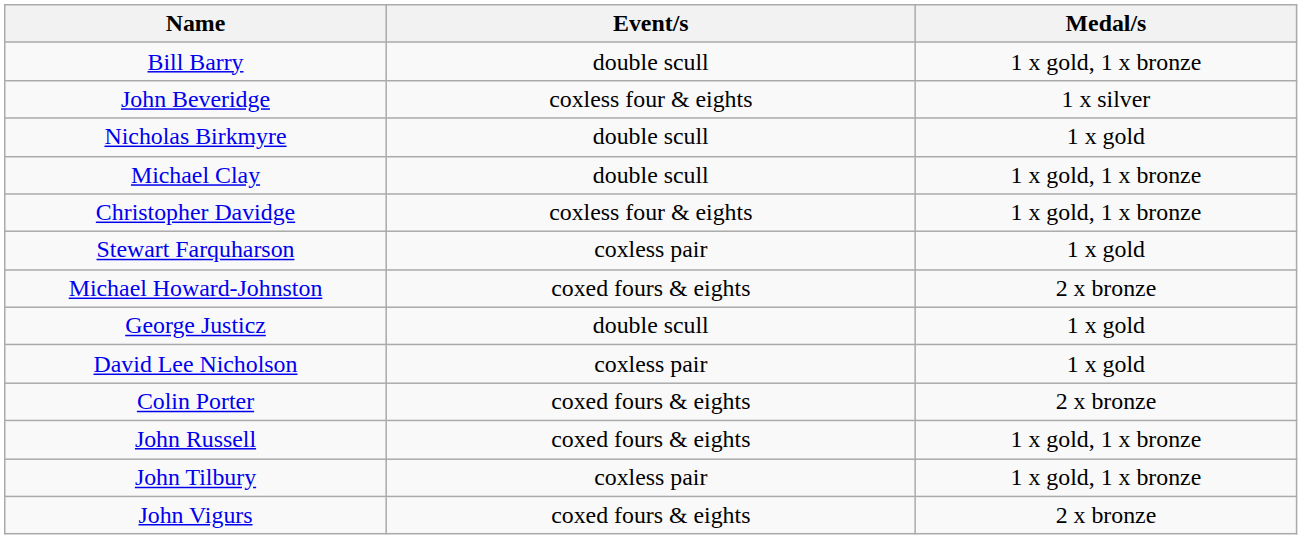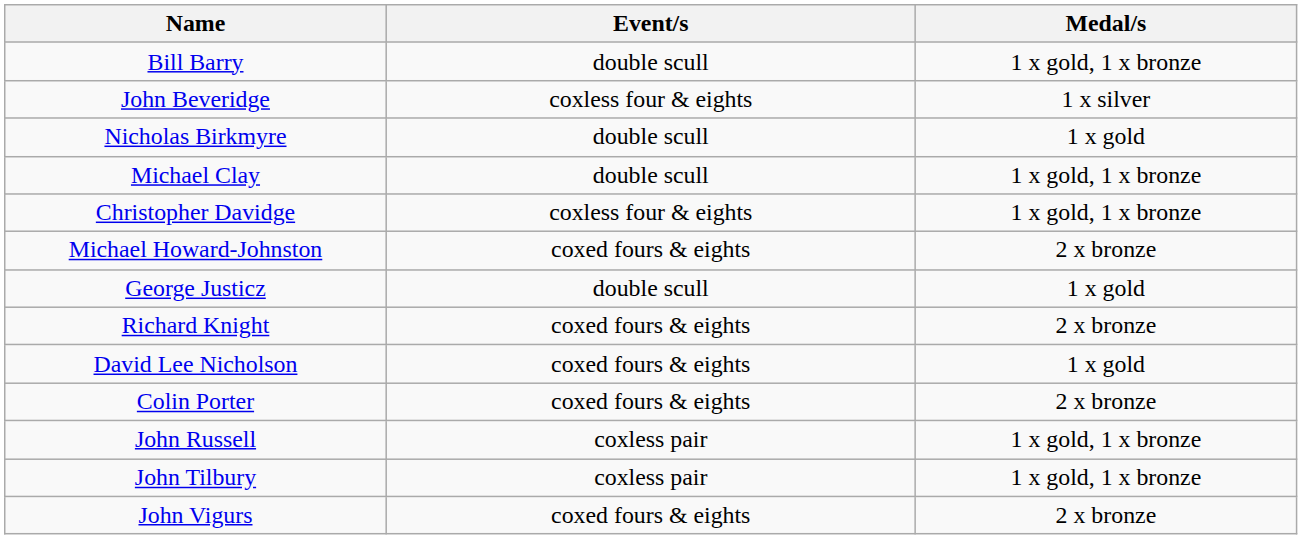- row: (195, 250)
+ row: (195, 325)
(651, 363) coxless pair -> (651, 363) coxed fours & eights
(651, 439) coxed fours & eights -> (651, 439) coxless pair
